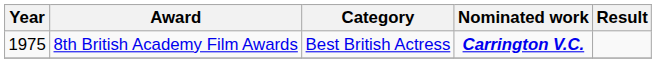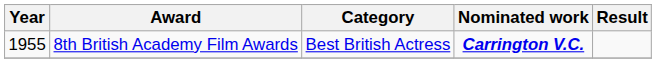(27, 44) 1975 -> (27, 44) 1955
